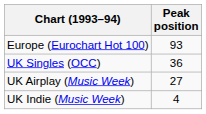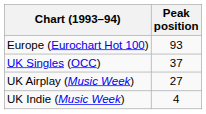(176, 63) 36 -> (176, 63) 37
